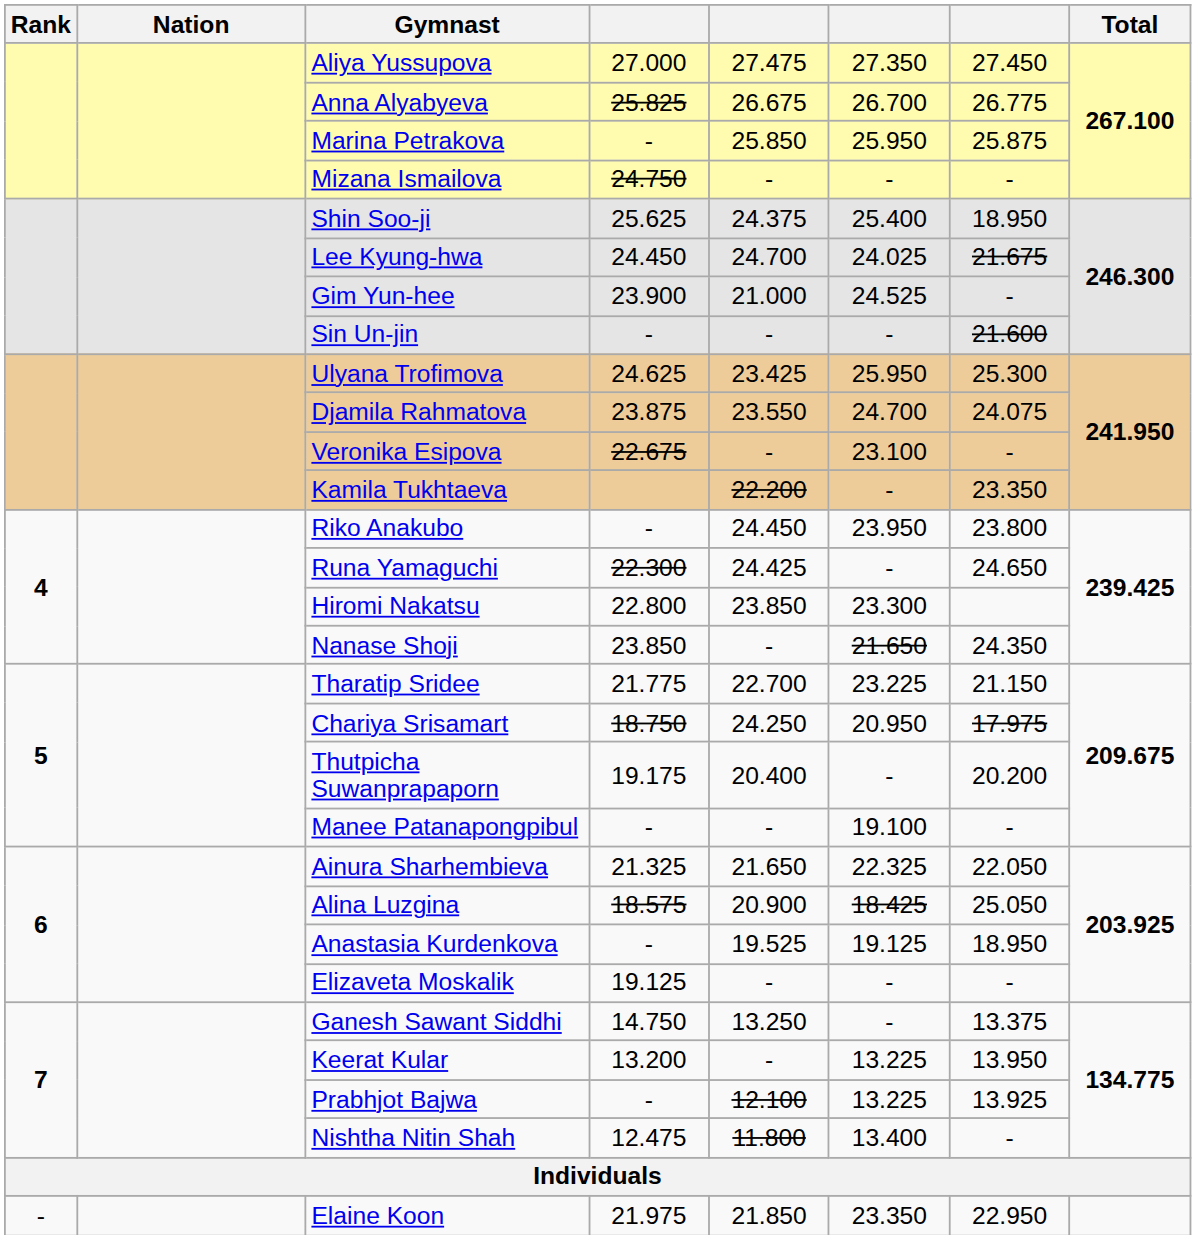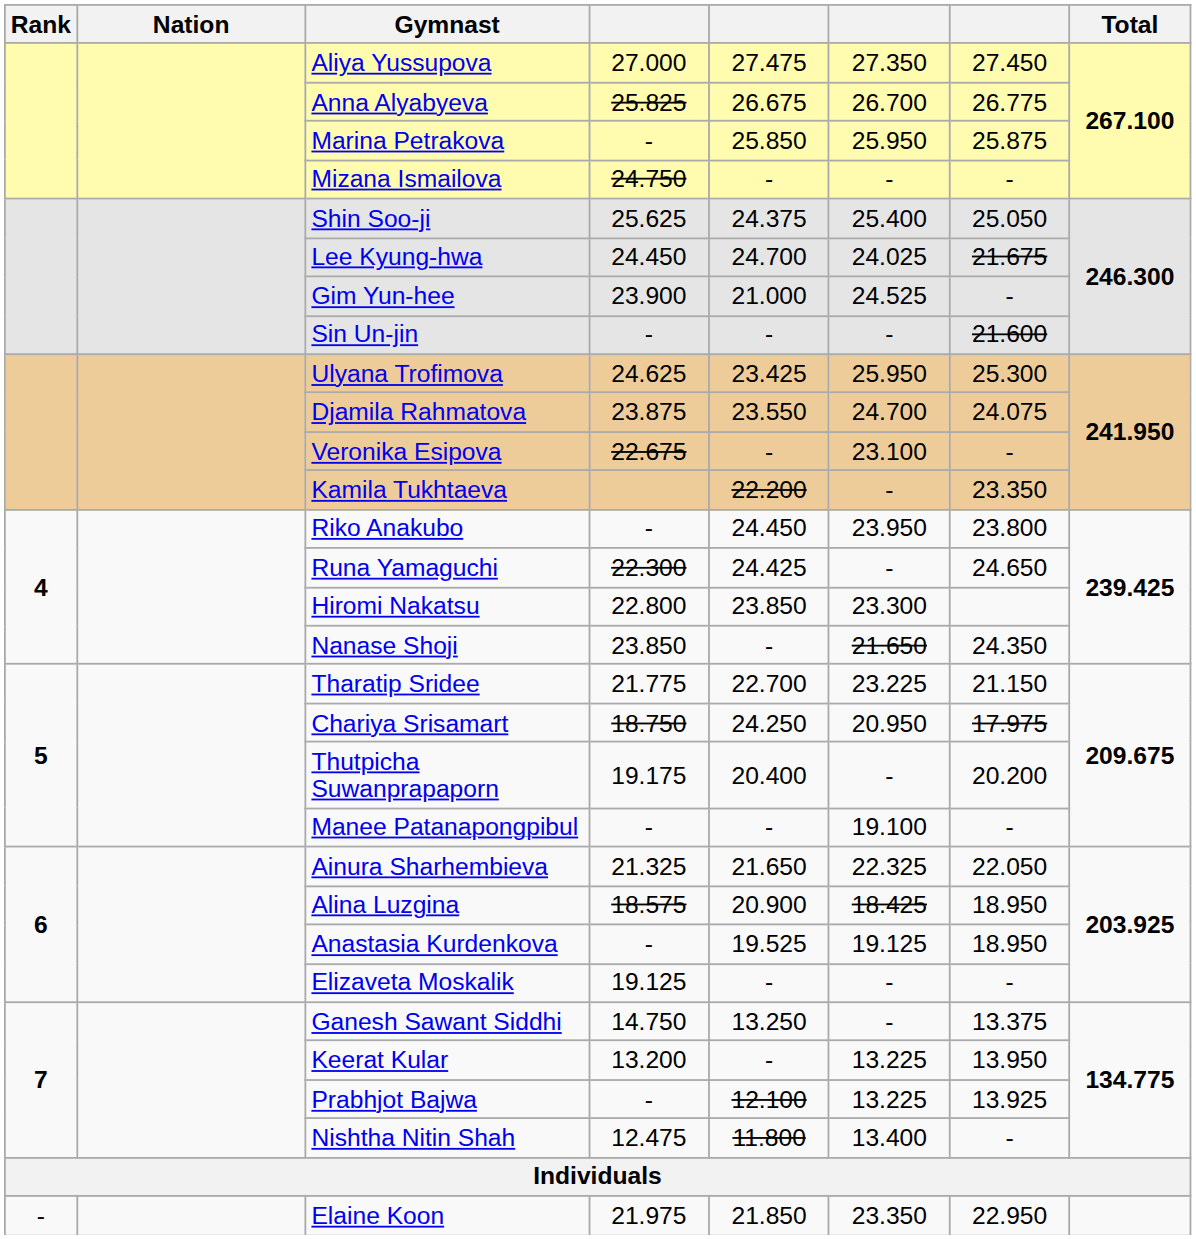(1010, 218) 18.950 -> (1010, 218) 25.050
(1010, 905) 25.050 -> (1010, 905) 18.950
